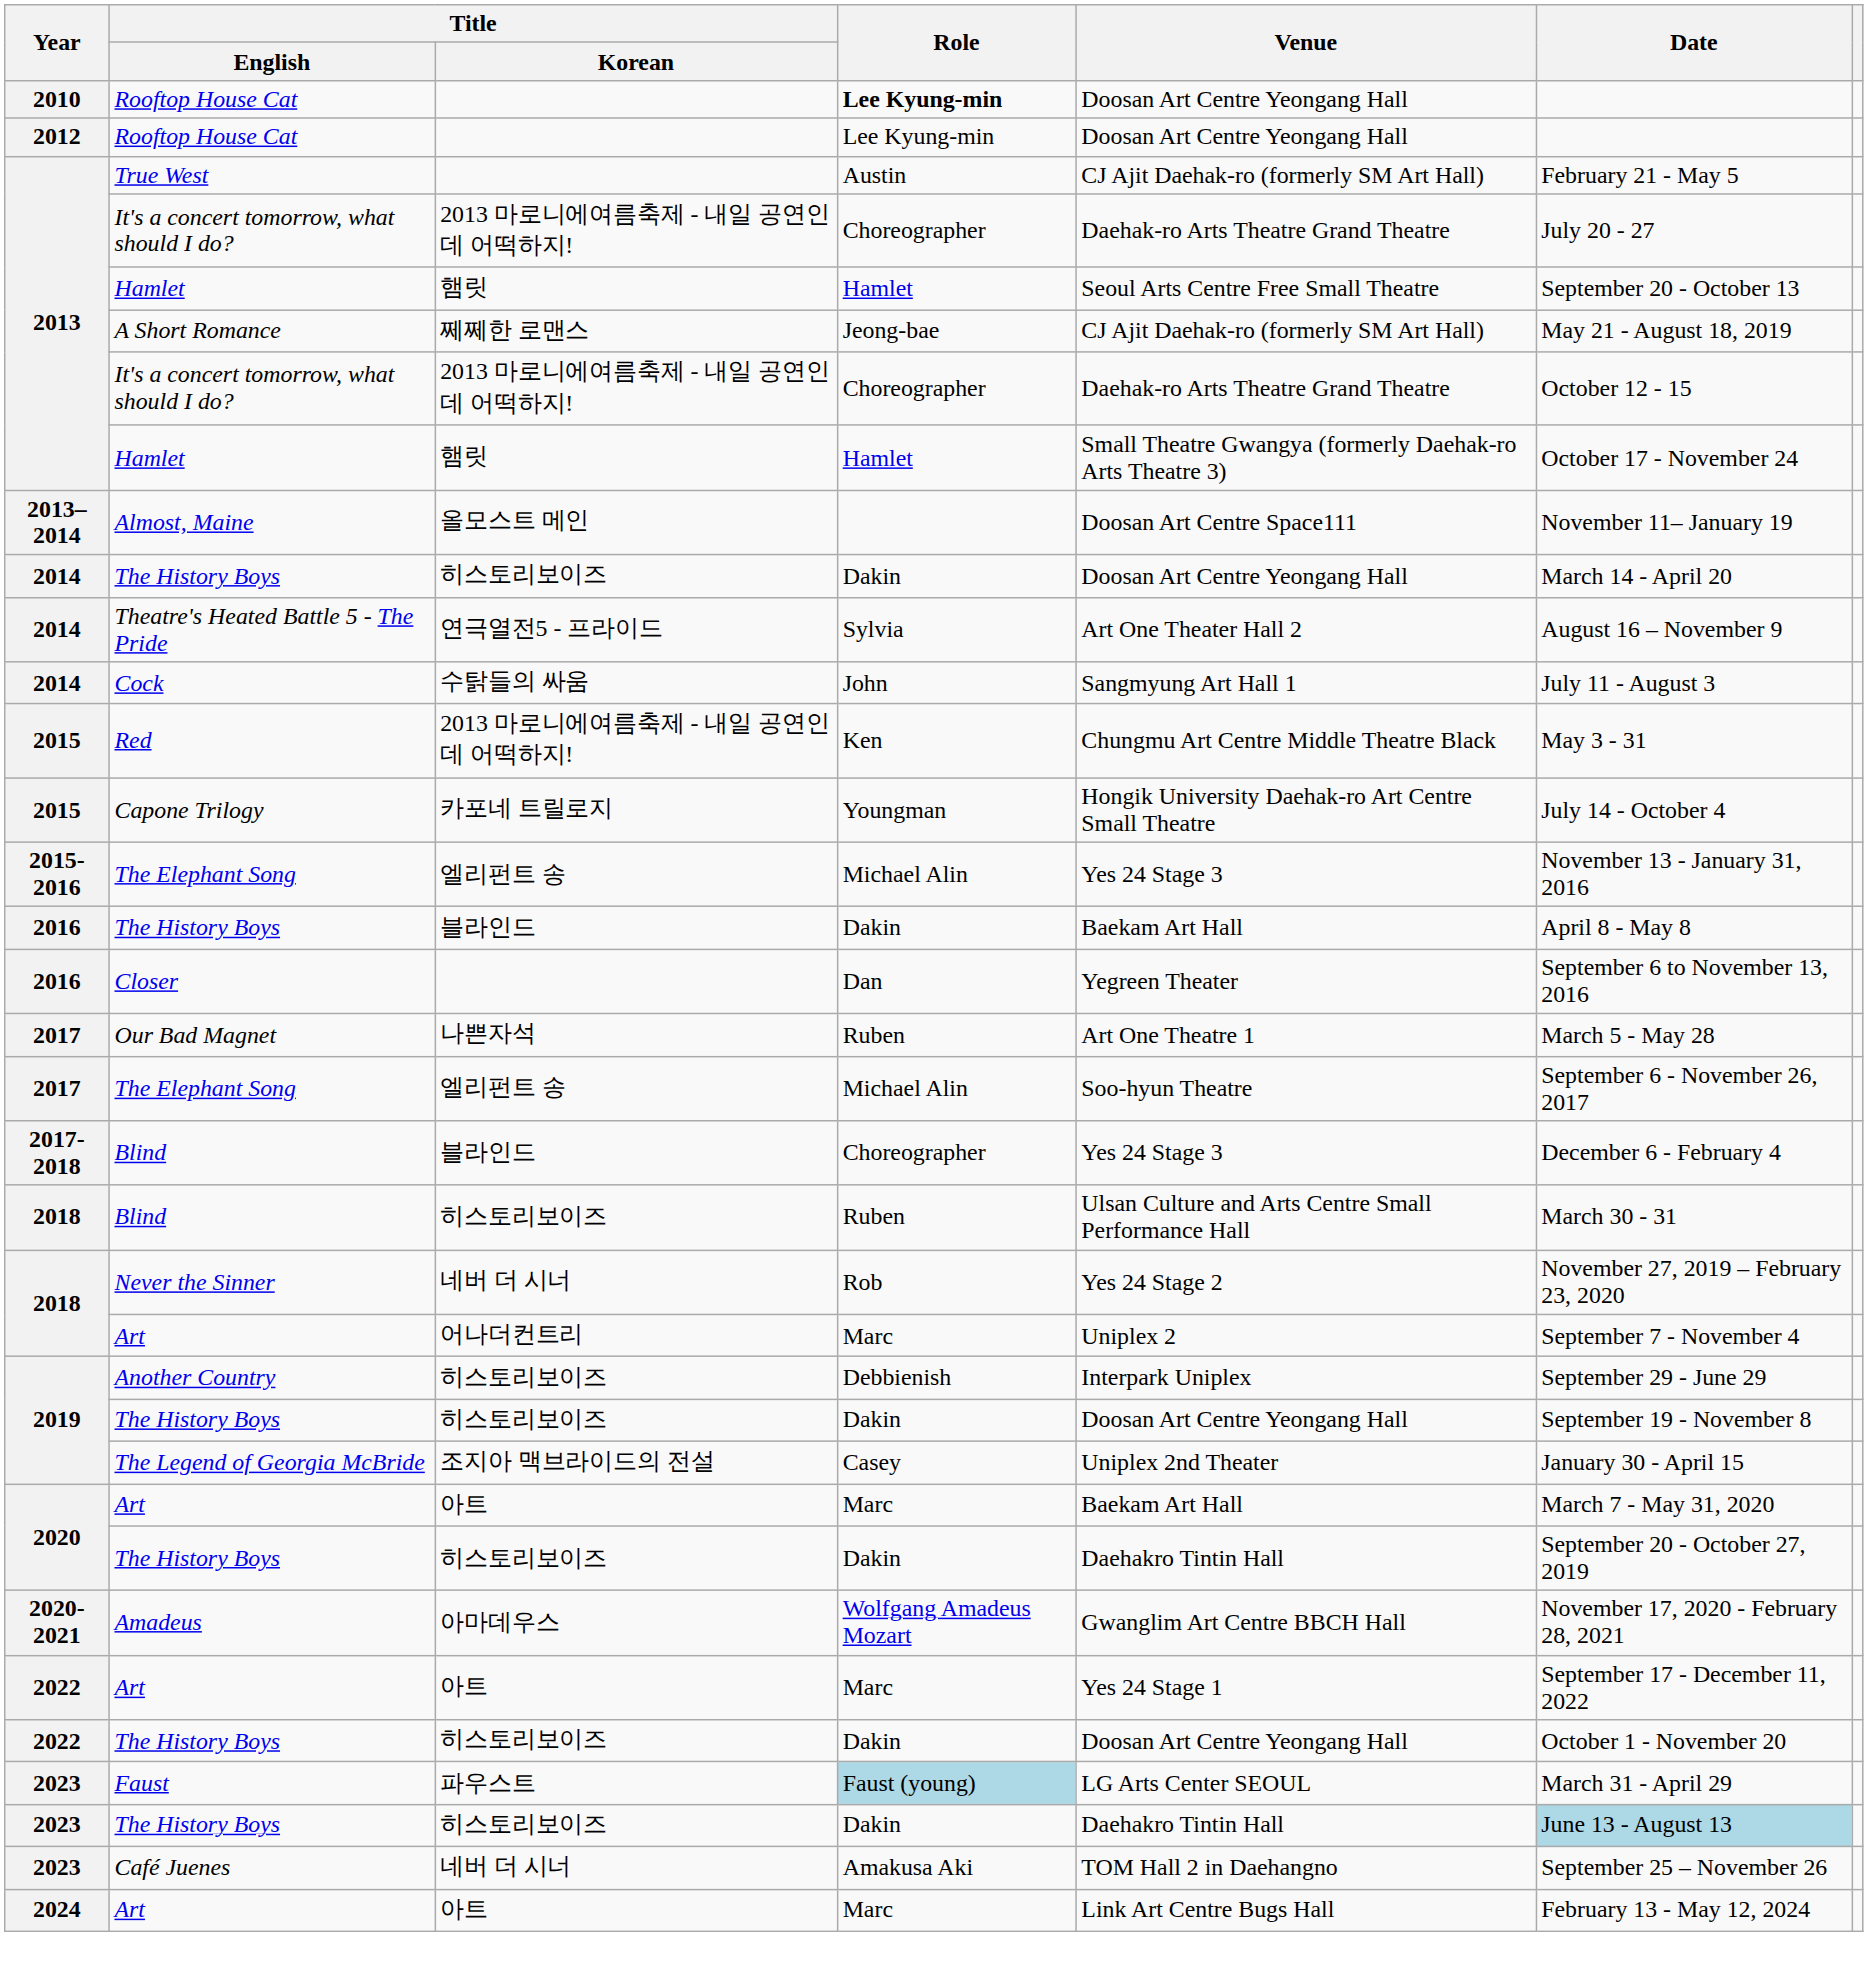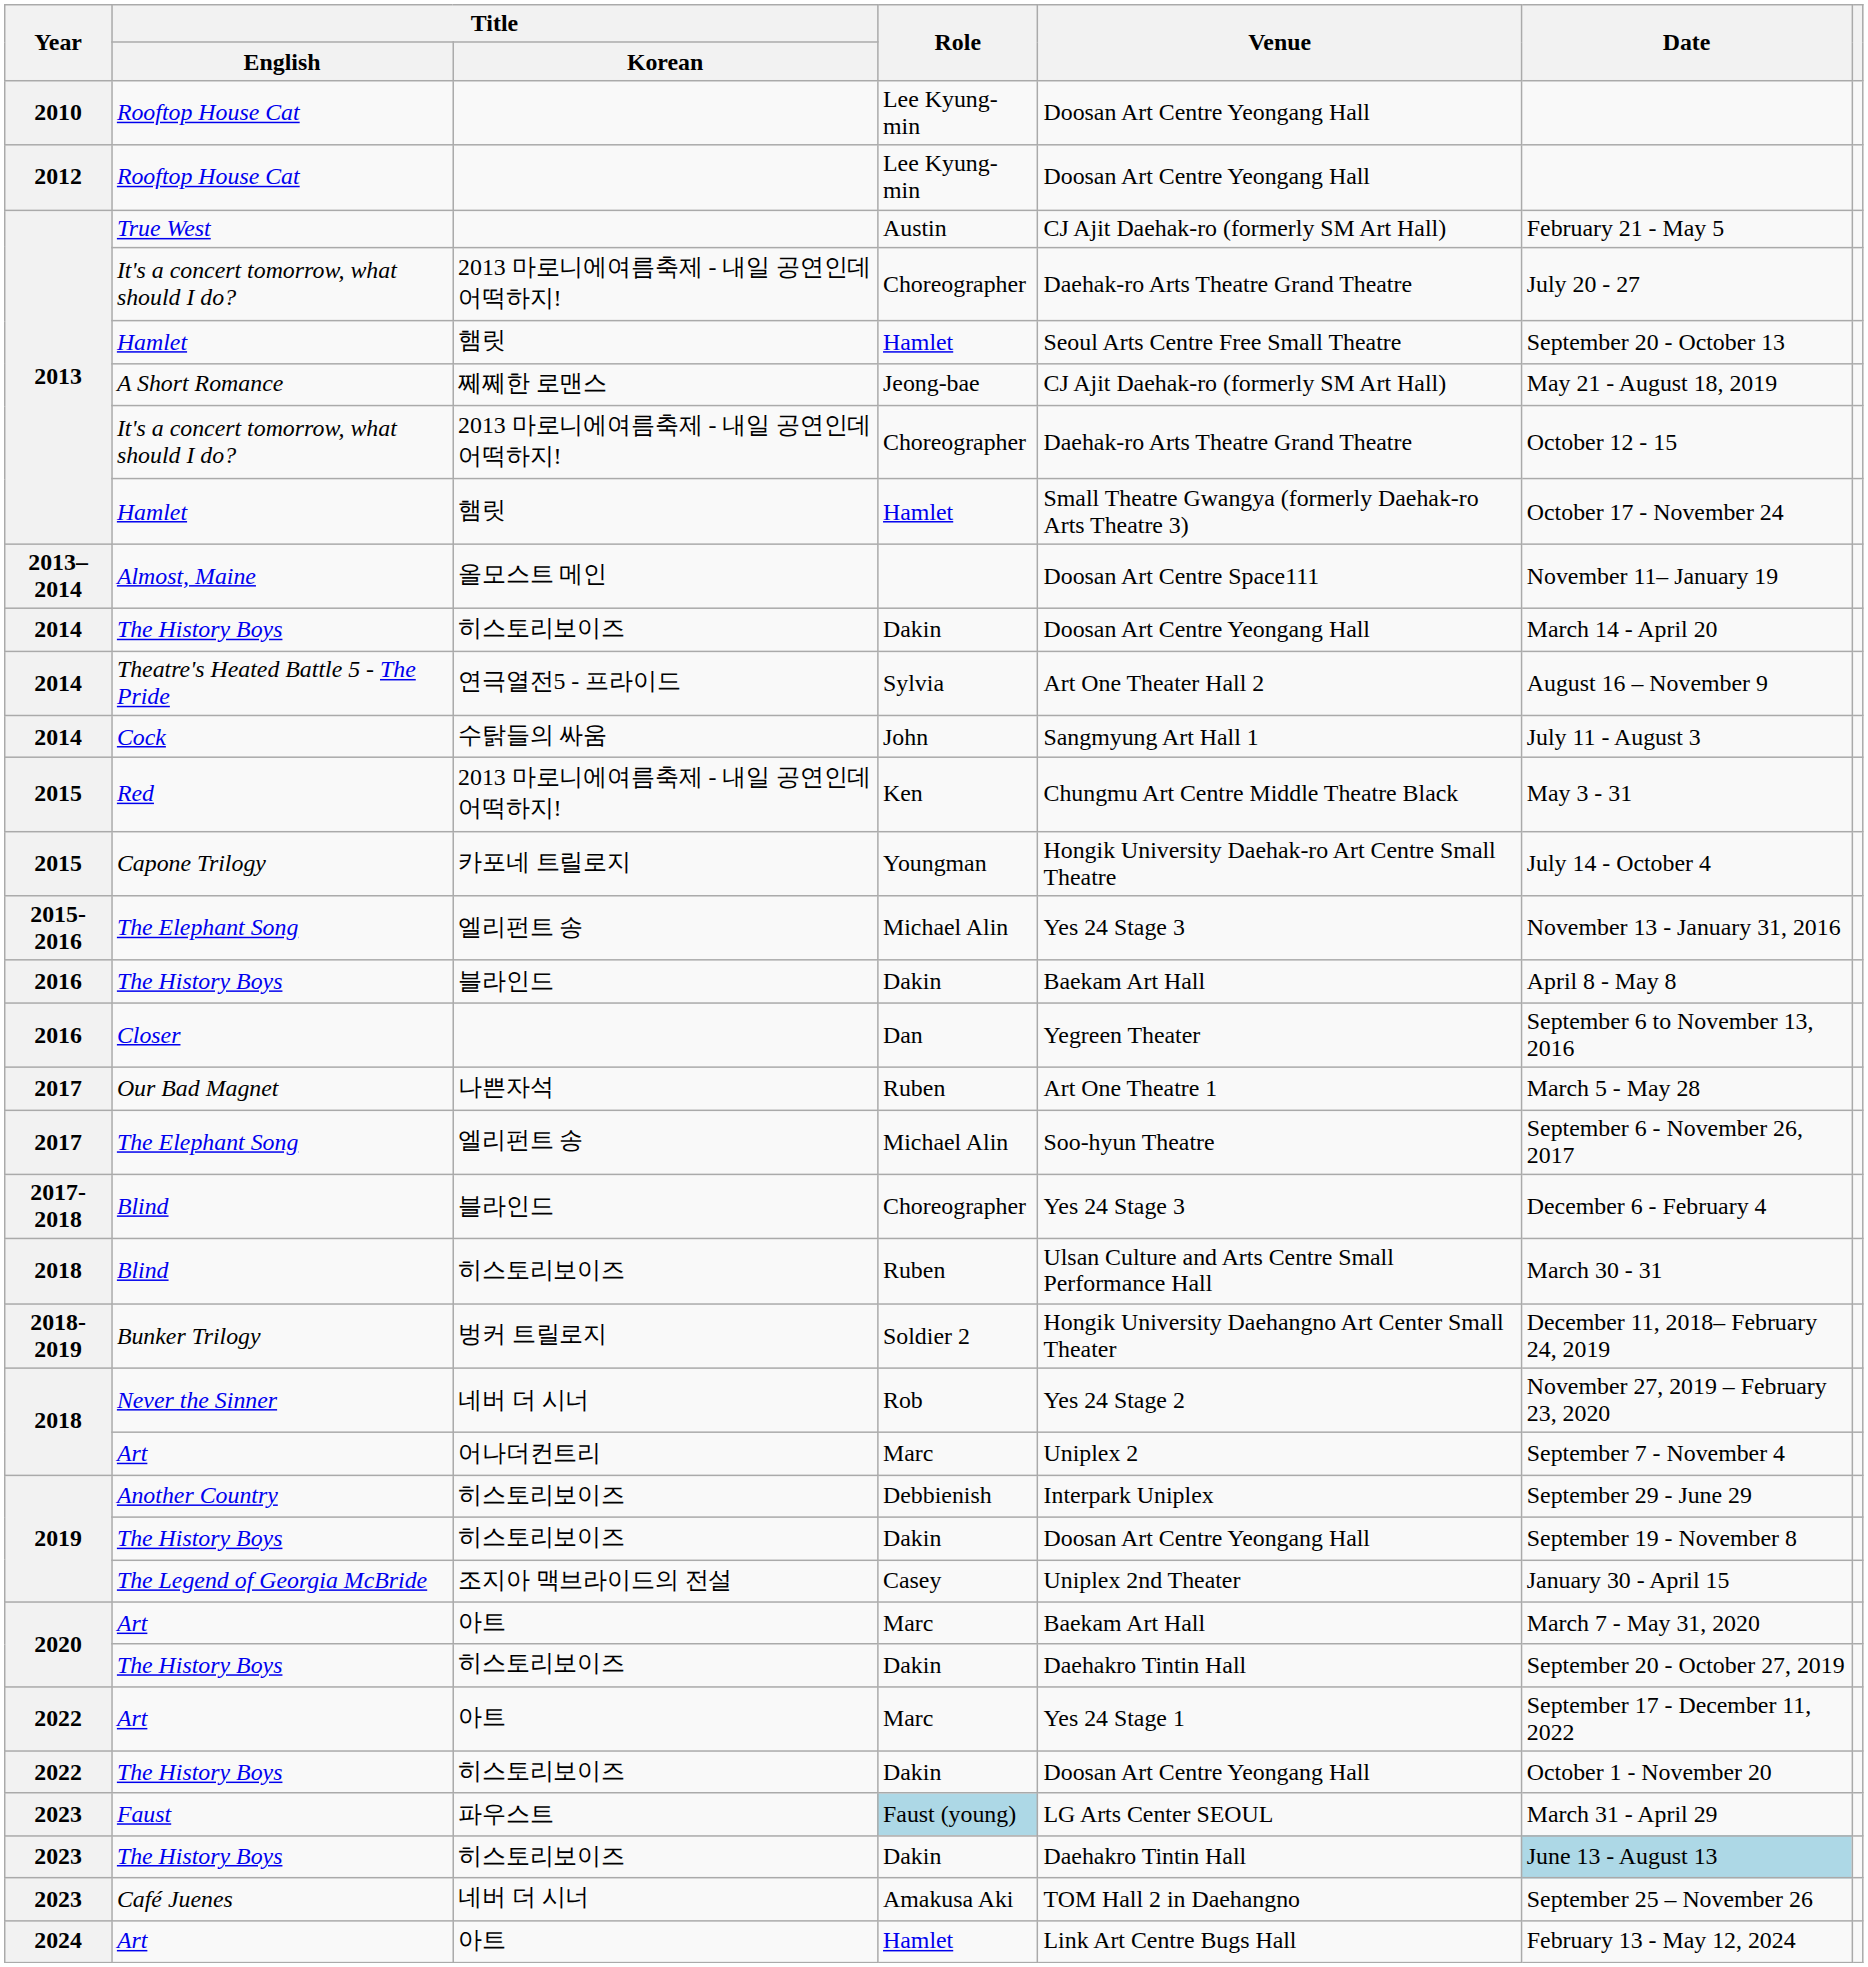(922, 99) bold -> (940, 112) normal
+ row: (58, 1335)
- row: (57, 1622)
(868, 1909) Marc -> (918, 1941) Hamlet
